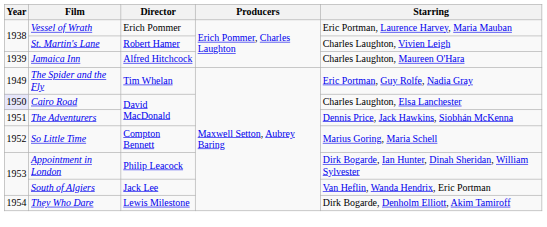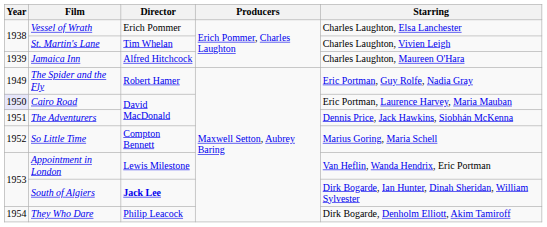(417, 28) Eric Portman, Laurence Harvey, Maria Mauban -> (392, 28) Charles Laughton, Elsa Lanchester
(152, 43) Robert Hamer -> (148, 43) Tim Whelan
(148, 80) Tim Whelan -> (152, 80) Robert Hamer
(392, 102) Charles Laughton, Elsa Lanchester -> (417, 102) Eric Portman, Laurence Harvey, Maria Mauban
(153, 166) Philip Leacock -> (156, 166) Lewis Milestone
(425, 166) Dirk Bogarde, Ian Hunter, Dinah Sheridan, William Sylvester -> (407, 166) Van Heflin, Wanda Hendrix, Eric Portman
(141, 187) normal -> (142, 193) bold
(407, 187) Van Heflin, Wanda Hendrix, Eric Portman -> (425, 193) Dirk Bogarde, Ian Hunter, Dinah Sheridan, William Sylvester
(156, 203) Lewis Milestone -> (153, 214) Philip Leacock
